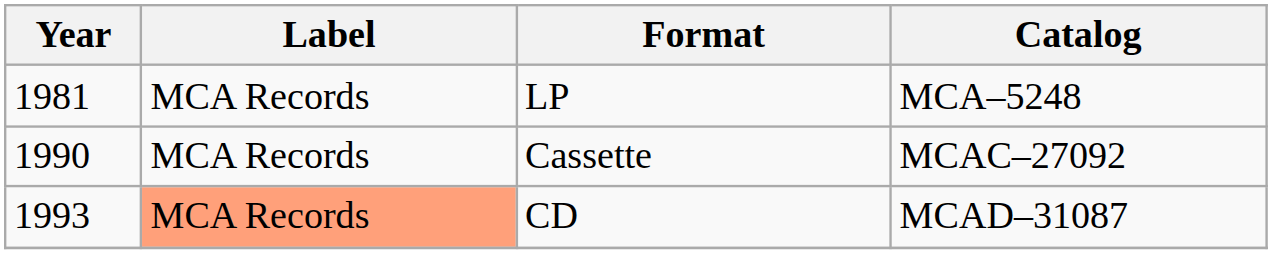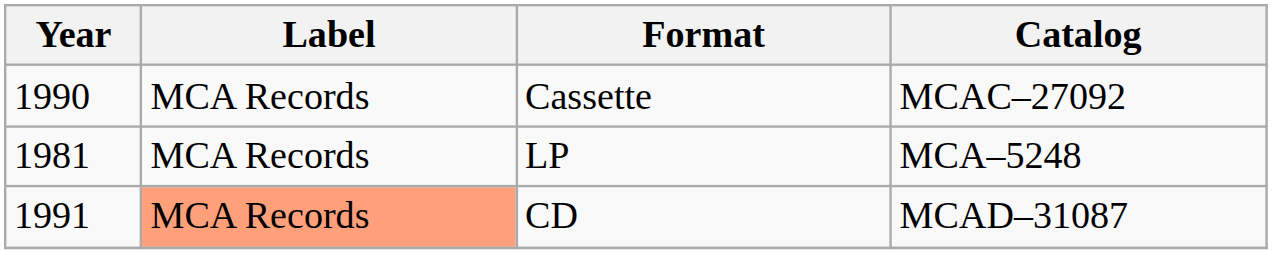rows swapped: (547, 95) <-> (589, 155)
(52, 215) 1993 -> (52, 215) 1991
